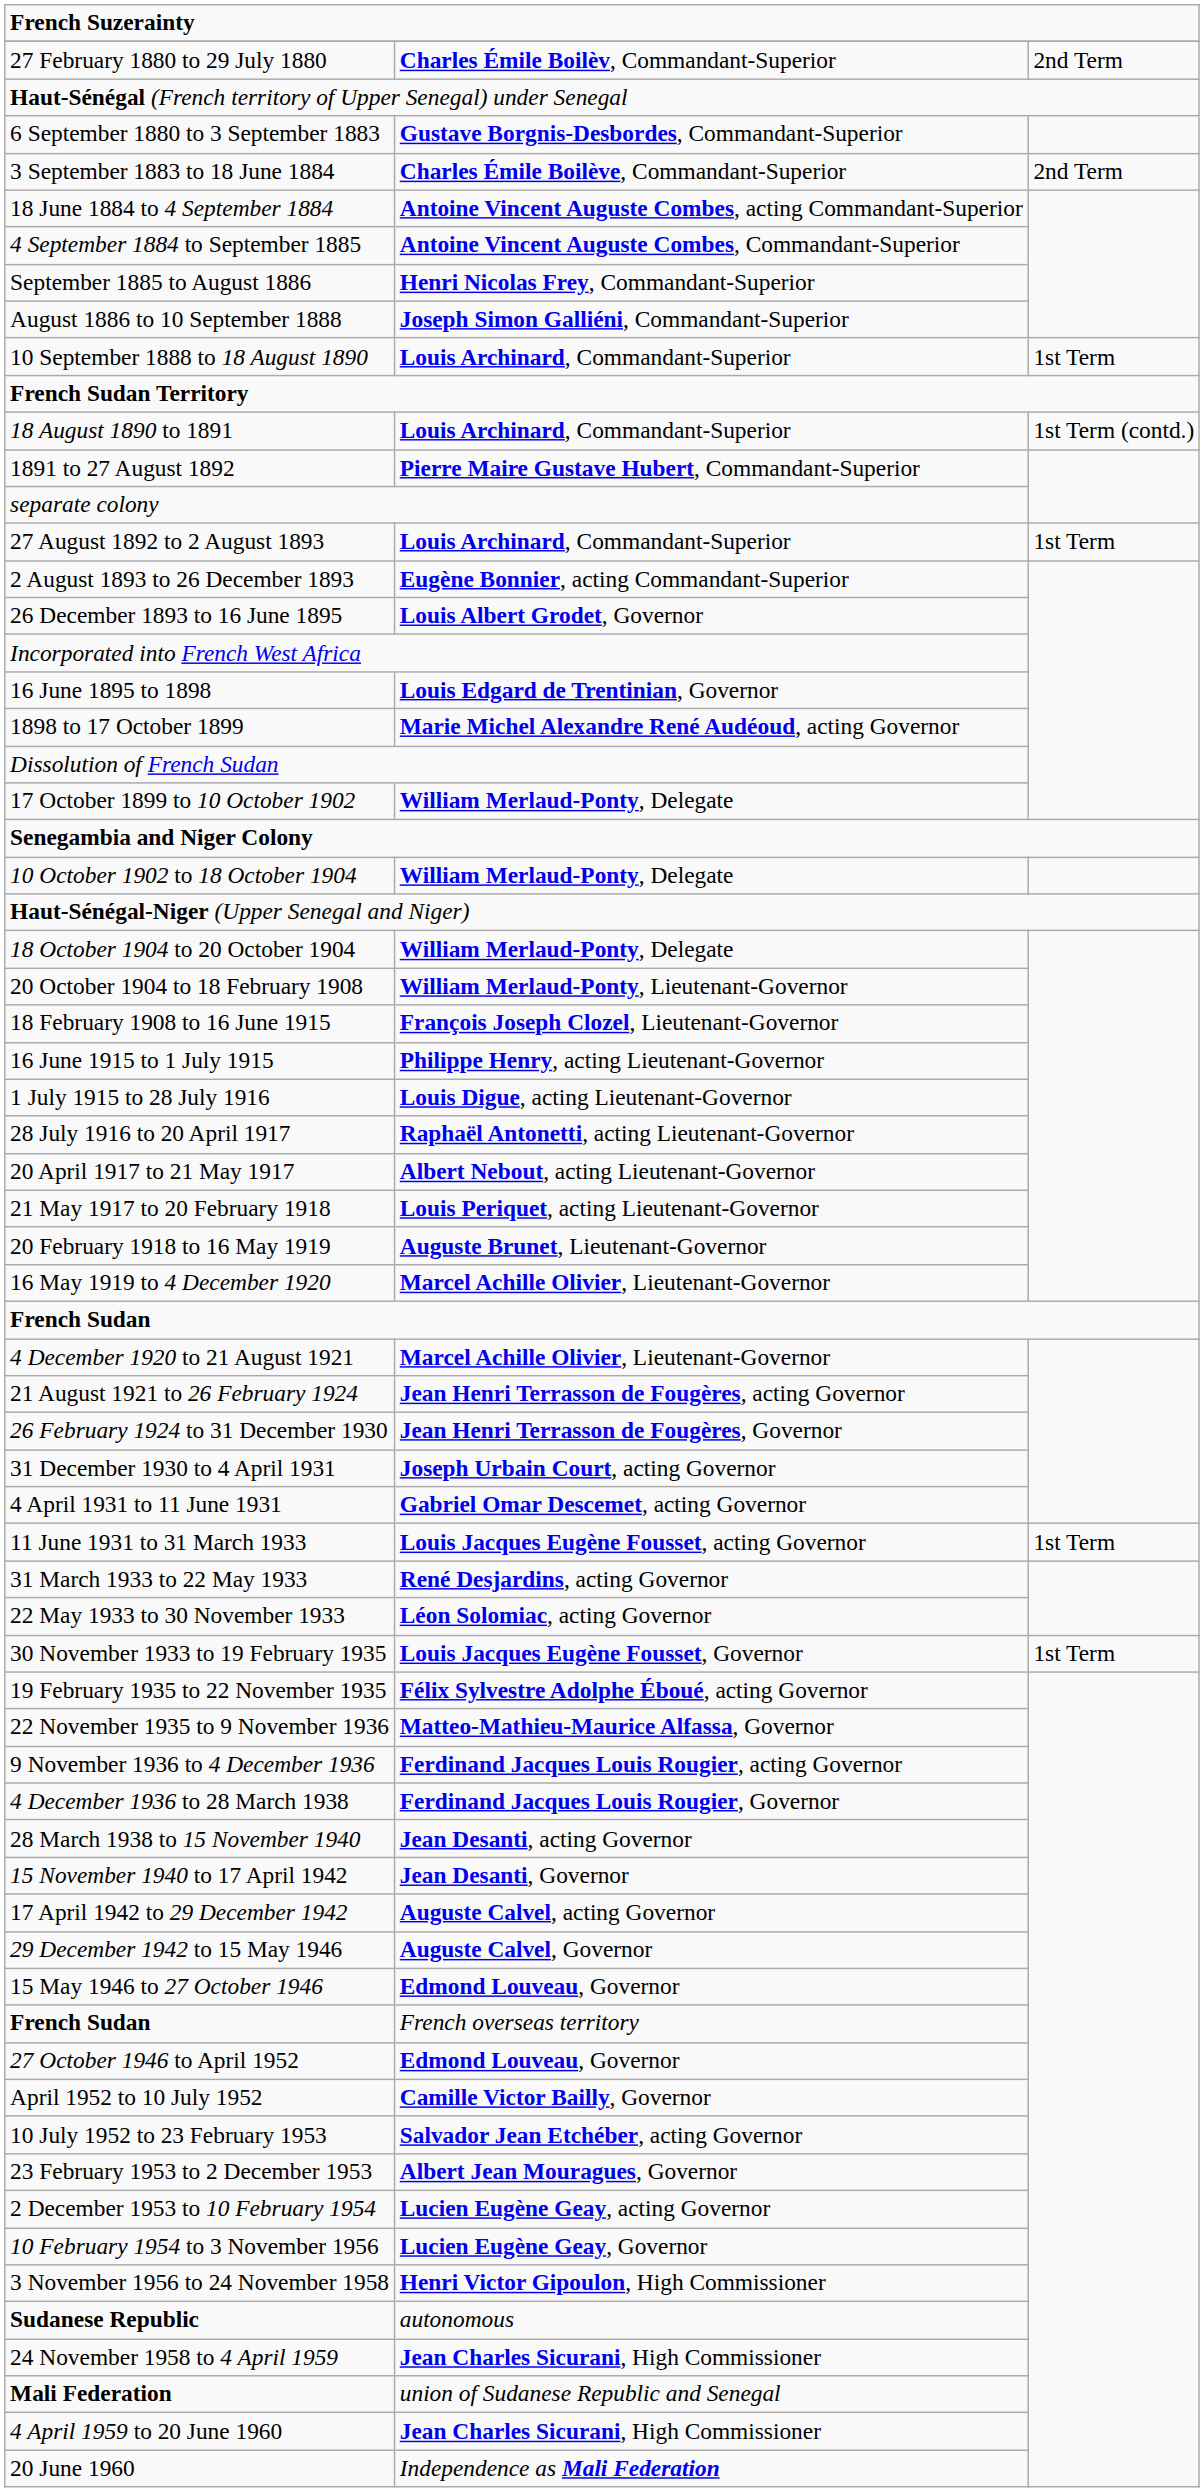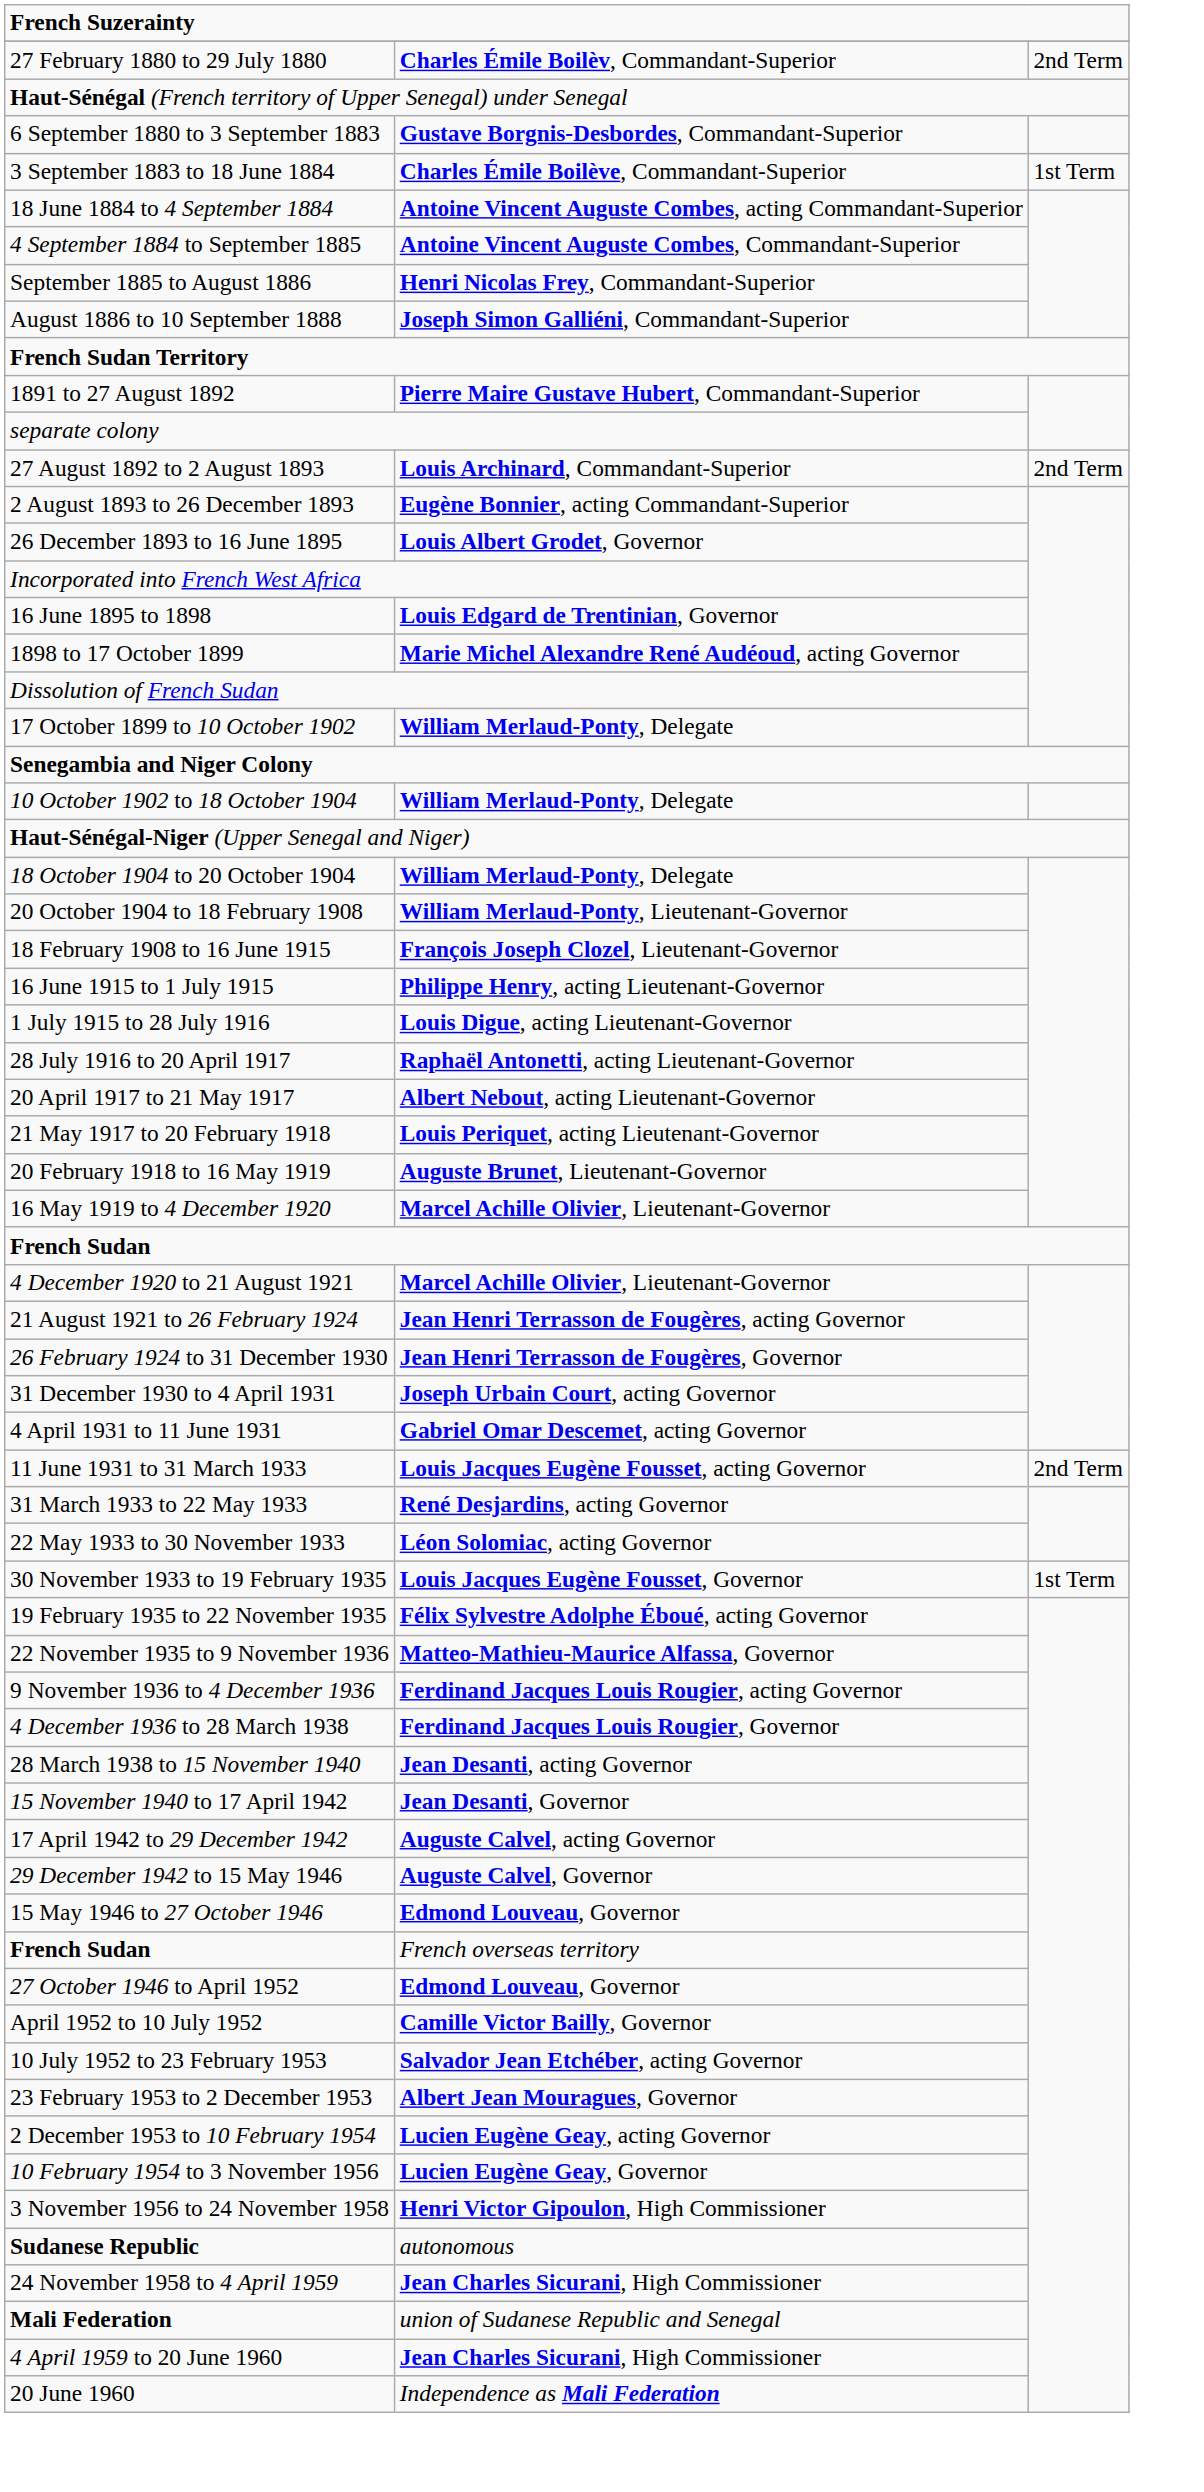(1078, 171) 2nd Term -> (1074, 171) 1st Term
- row: (189, 356)
- row: (122, 430)
(1074, 541) 1st Term -> (1078, 467) 2nd Term
(1074, 1541) 1st Term -> (1078, 1467) 2nd Term
